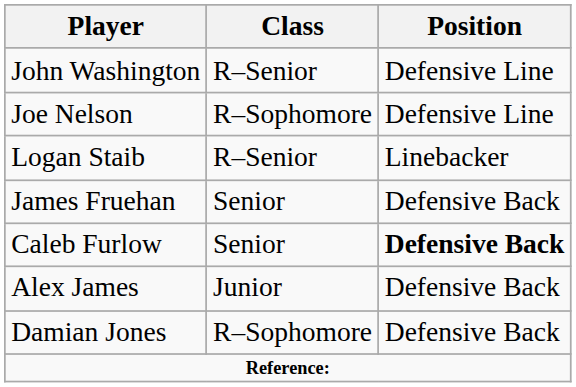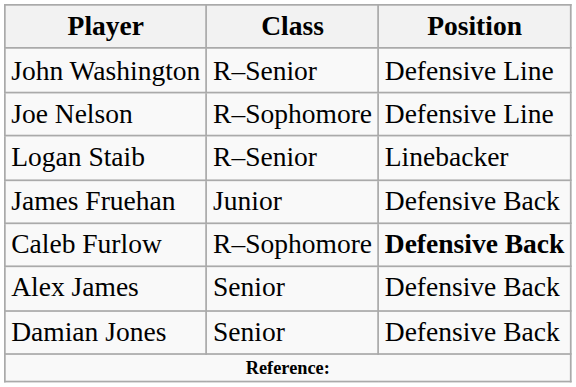(249, 200) Senior -> (247, 200) Junior
(249, 244) Senior -> (293, 244) R–Sophomore
(247, 288) Junior -> (249, 288) Senior
(293, 331) R–Sophomore -> (249, 331) Senior
